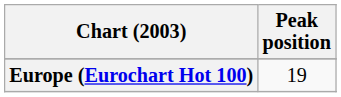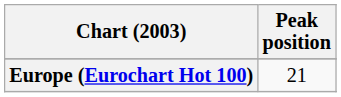(297, 75) 19 -> (297, 75) 21
